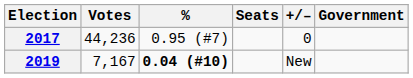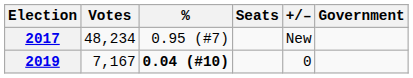(110, 38) 44,236 -> (110, 38) 48,234
(307, 38) 0 -> (299, 38) New
(299, 61) New -> (307, 61) 0
